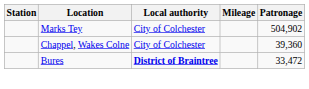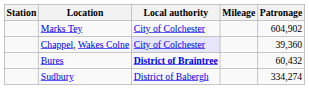(286, 28) 504,902 -> (286, 28) 604,902
(169, 44) no background -> (169, 44) lavender background
(289, 60) 33,472 -> (289, 60) 60,432
+ row: (57, 76)
